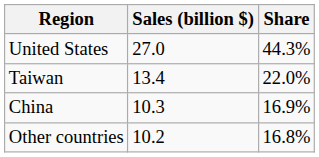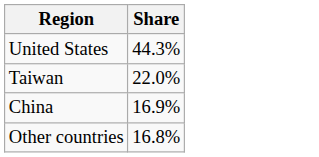- column: (193, 19)
